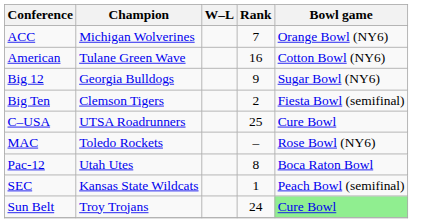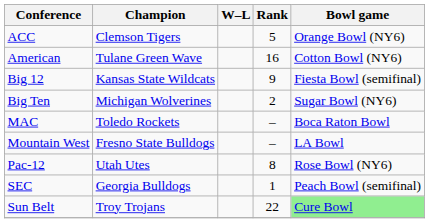(137, 36) Michigan Wolverines -> (138, 36) Clemson Tigers
(256, 36) 7 -> (272, 36) 5
(127, 79) Georgia Bulldogs -> (155, 79) Kansas State Wildcats
(329, 79) Sugar Bowl (NY6) -> (358, 79) Fiesta Bowl (semifinal)
(122, 100) Clemson Tigers -> (153, 100) Michigan Wolverines
(341, 100) Fiesta Bowl (semifinal) -> (345, 100) Sugar Bowl (NY6)
- row: (29, 121)
(327, 143) Rose Bowl (NY6) -> (342, 121) Boca Raton Bowl
+ row: (48, 143)
(325, 164) Boca Raton Bowl -> (343, 164) Rose Bowl (NY6)
(139, 185) Kansas State Wildcats -> (143, 185) Georgia Bulldogs
(256, 206) 24 -> (272, 206) 22
